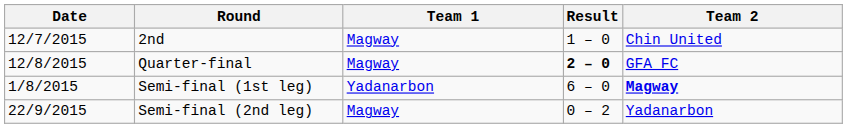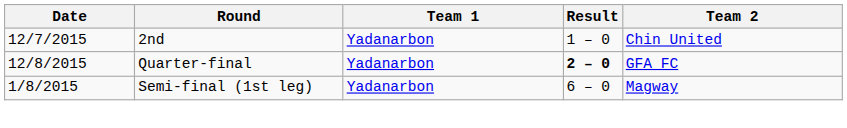(373, 40) Magway -> (390, 40) Yadanarbon
(373, 64) Magway -> (390, 64) Yadanarbon
(652, 88) bold -> (652, 88) normal
- row: (226, 111)
